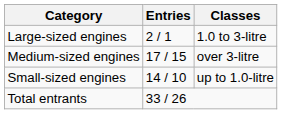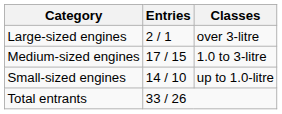(232, 36) 1.0 to 3-litre -> (228, 36) over 3-litre
(228, 57) over 3-litre -> (232, 57) 1.0 to 3-litre
